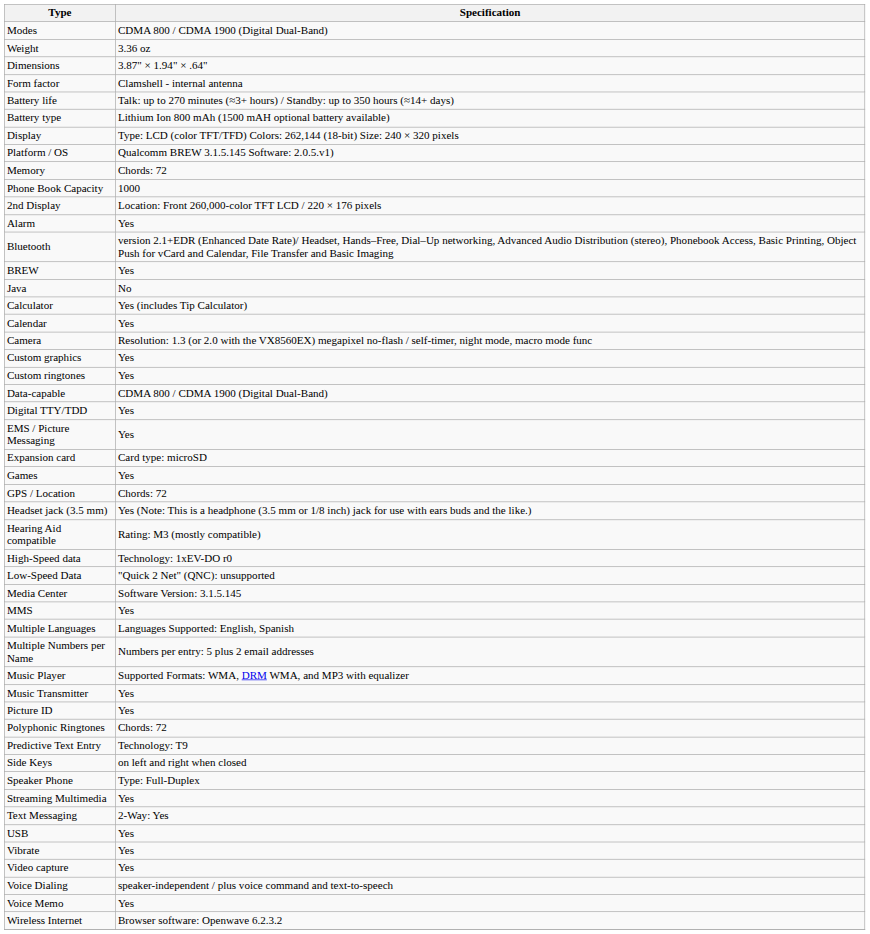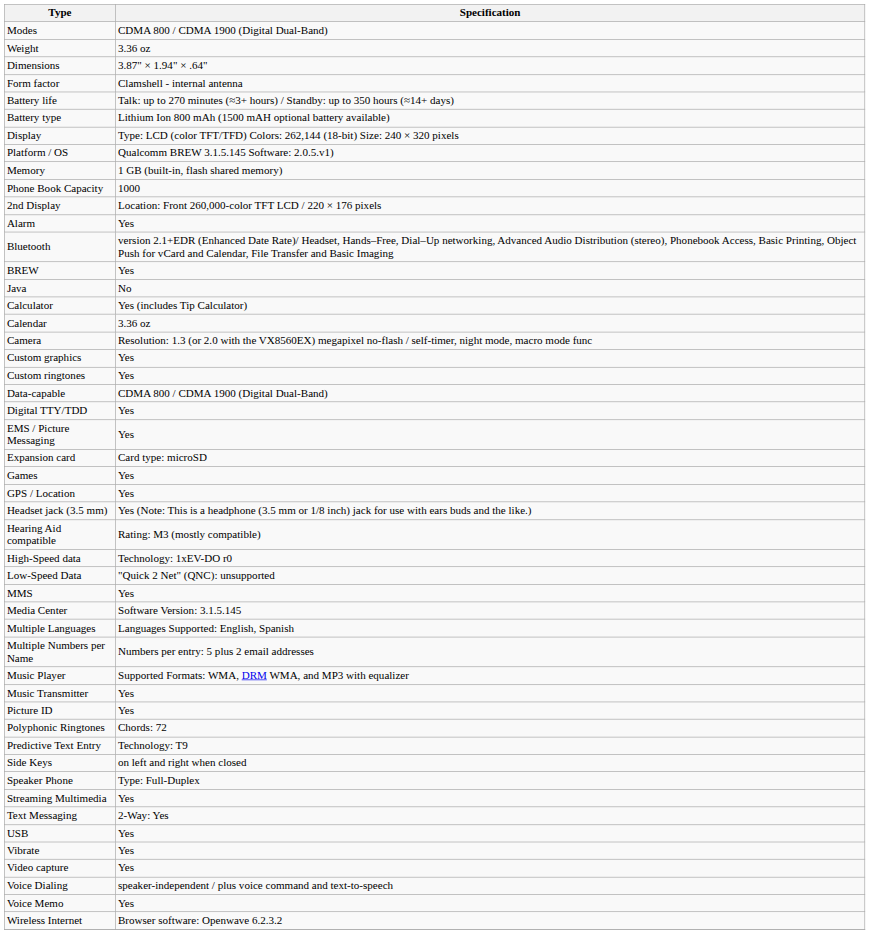(142, 170) Chords: 72 -> (200, 170) 1 GB (built-in, flash shared memory)
(126, 323) Yes -> (134, 323) 3.36 oz
(142, 493) Chords: 72 -> (126, 493) Yes
rows swapped: (37, 593) <-> (20, 610)
